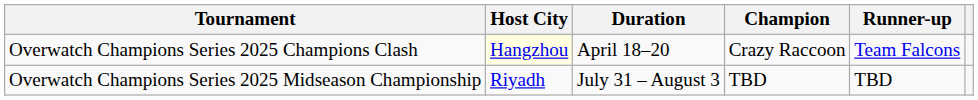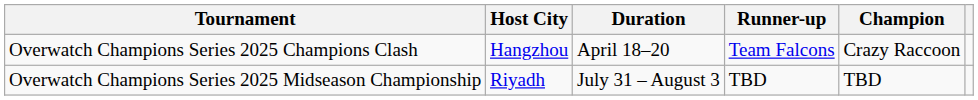columns swapped: (787, 19) <-> (907, 19)
(529, 49) lightyellow background -> (529, 49) no background
